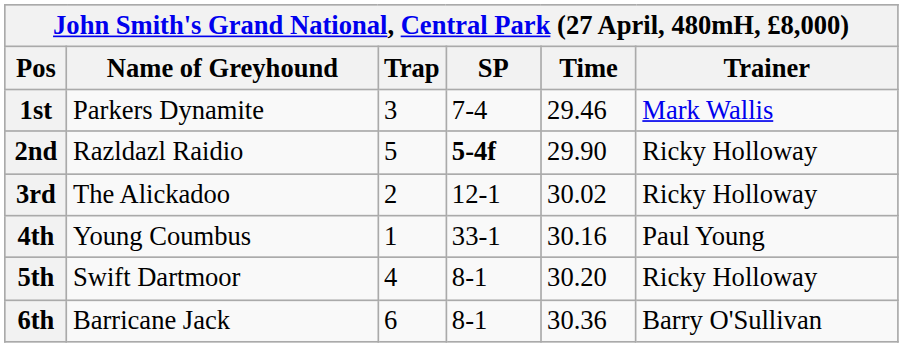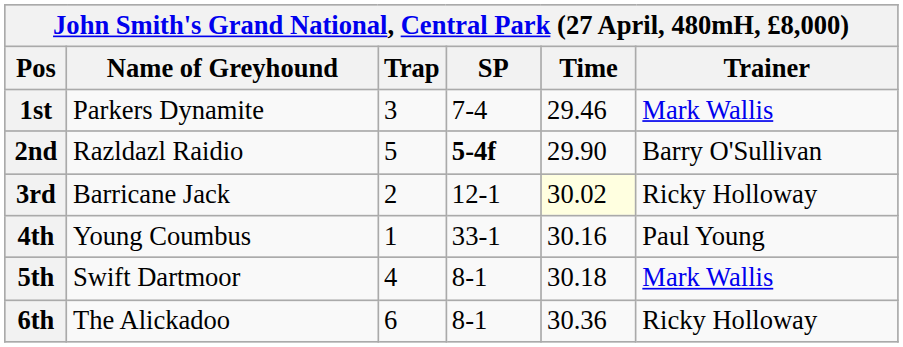(730, 151) Ricky Holloway -> (732, 151) Barry O'Sullivan
(152, 194) The Alickadoo -> (152, 194) Barricane Jack
(577, 194) no background -> (577, 194) lightyellow background
(577, 278) 30.20 -> (577, 278) 30.18
(730, 278) Ricky Holloway -> (708, 278) Mark Wallis
(152, 320) Barricane Jack -> (152, 320) The Alickadoo
(732, 320) Barry O'Sullivan -> (730, 320) Ricky Holloway
